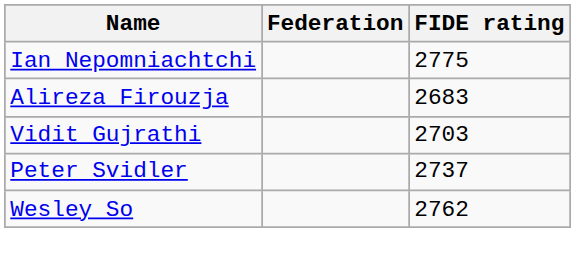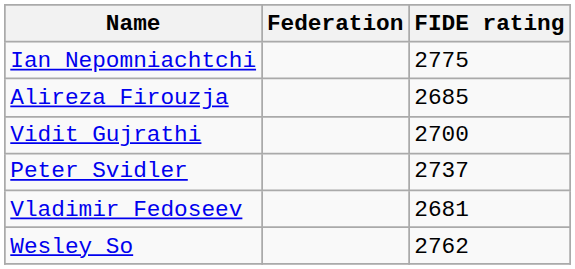(442, 98) 2683 -> (442, 98) 2685
(442, 135) 2703 -> (442, 135) 2700
+ row: (126, 209)
